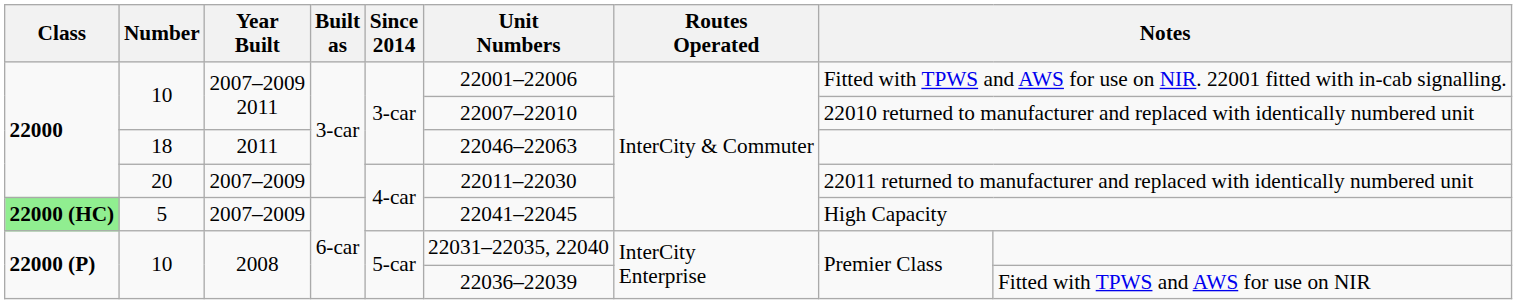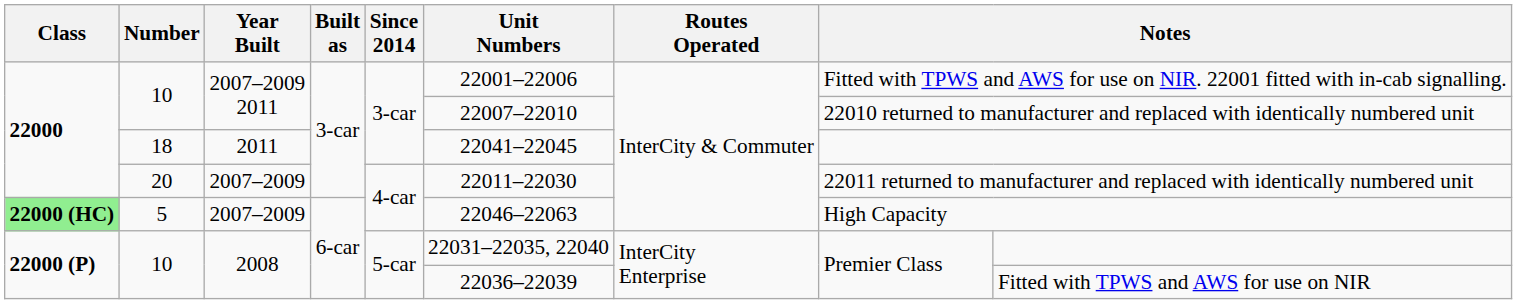(519, 146) 22046–22063 -> (519, 146) 22041–22045
(519, 214) 22041–22045 -> (519, 214) 22046–22063
